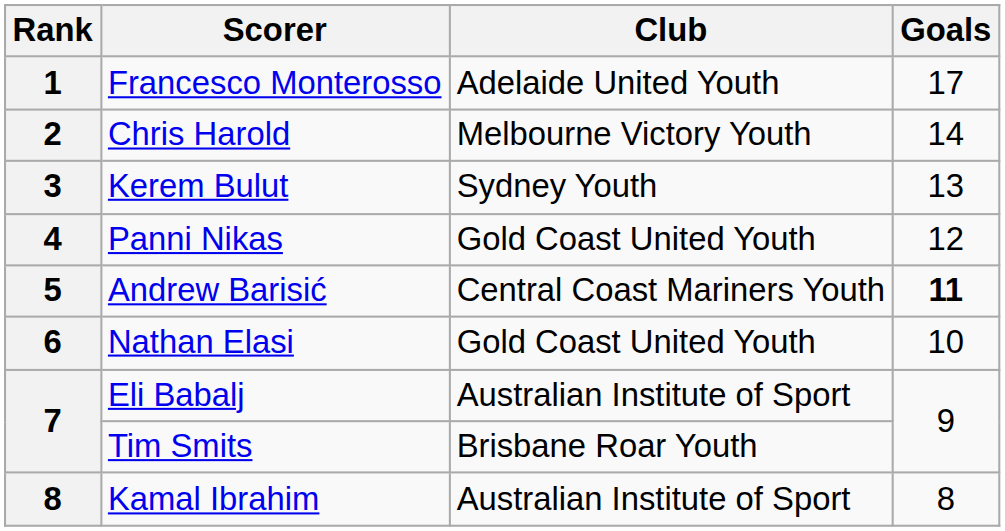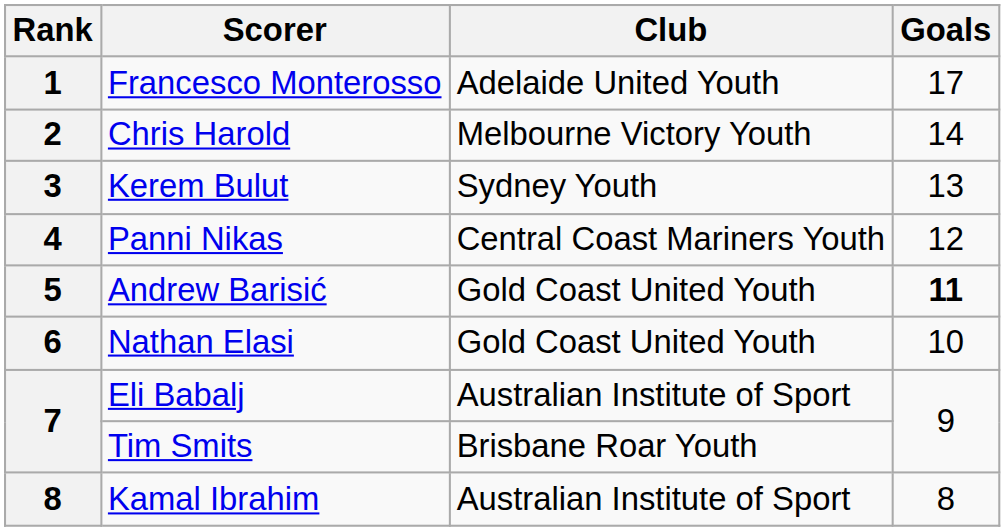(636, 238) Gold Coast United Youth -> (671, 238) Central Coast Mariners Youth
(671, 290) Central Coast Mariners Youth -> (636, 290) Gold Coast United Youth
